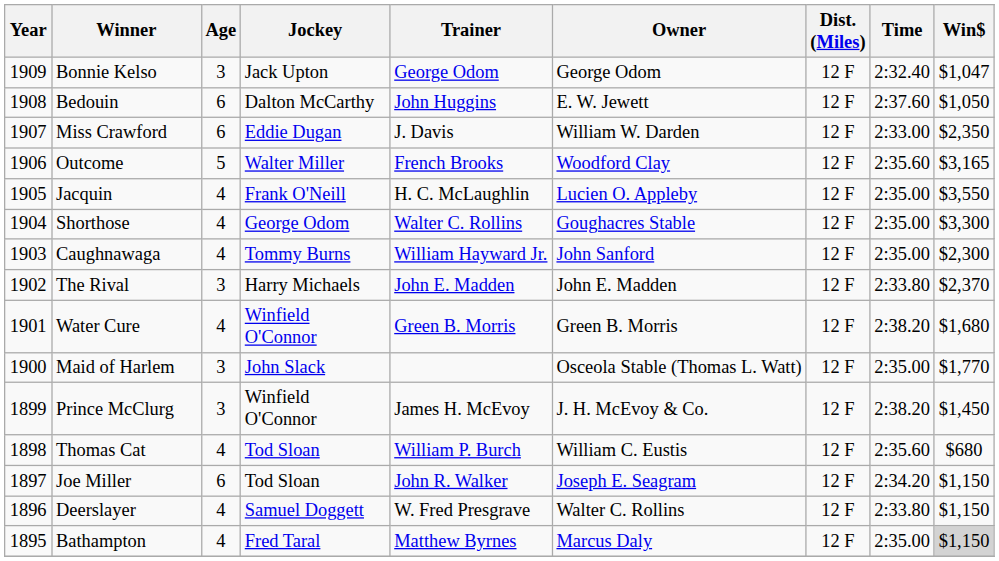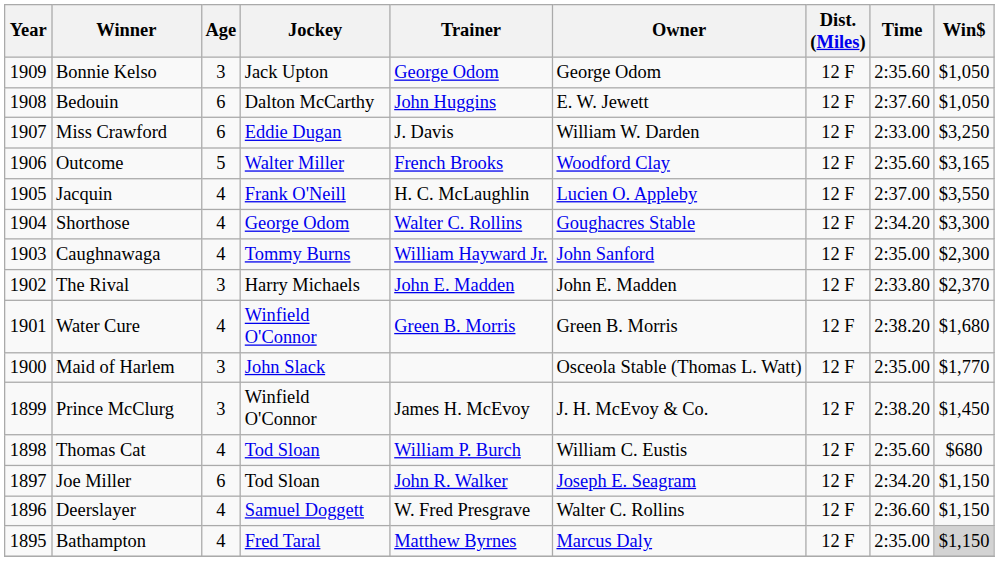(902, 72) 2:32.40 -> (902, 72) 2:35.60
(964, 72) $1,047 -> (964, 72) $1,050
(964, 133) $2,350 -> (964, 133) $3,250
(902, 193) 2:35.00 -> (902, 193) 2:37.00
(902, 224) 2:35.00 -> (902, 224) 2:34.20
(902, 510) 2:33.80 -> (902, 510) 2:36.60
